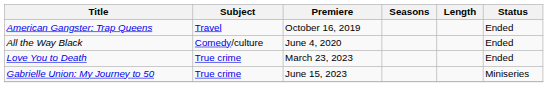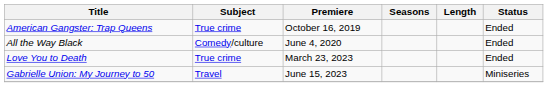(208, 27) Travel -> (218, 27) True crime
(218, 74) True crime -> (208, 74) Travel
